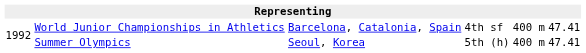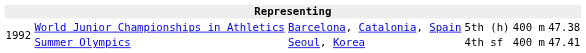(484, 27) 4th sf -> (487, 27) 5th (h)
(564, 27) 47.41 -> (564, 27) 47.38
(487, 43) 5th (h) -> (484, 43) 4th sf
